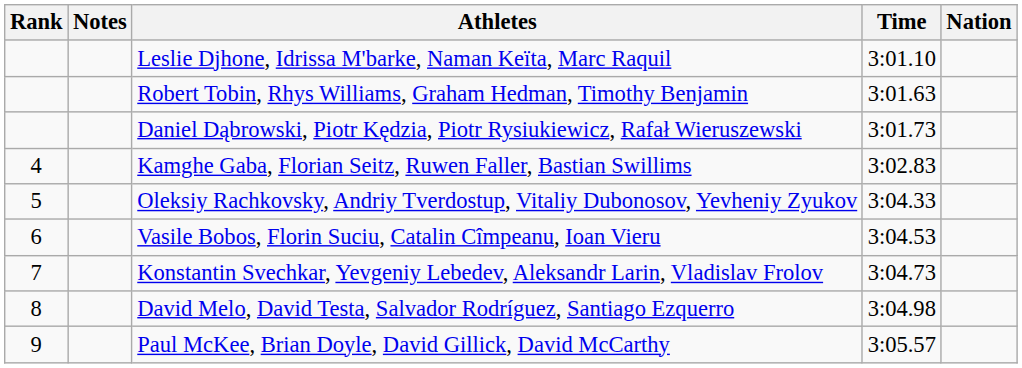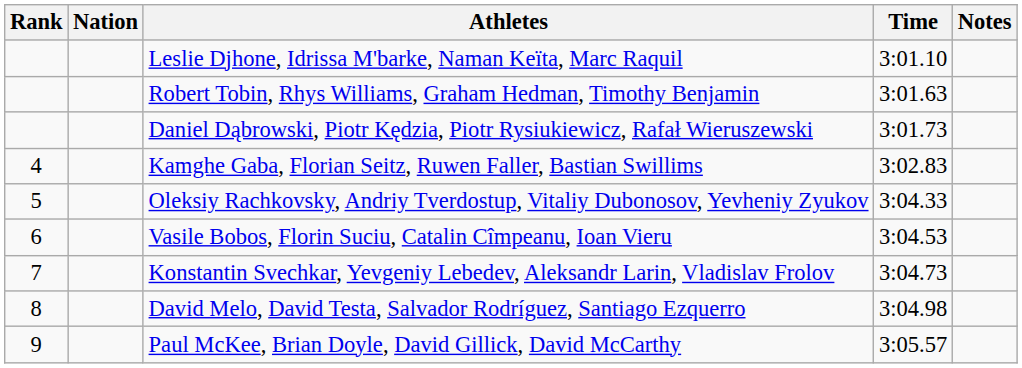columns swapped: (979, 22) <-> (100, 22)
